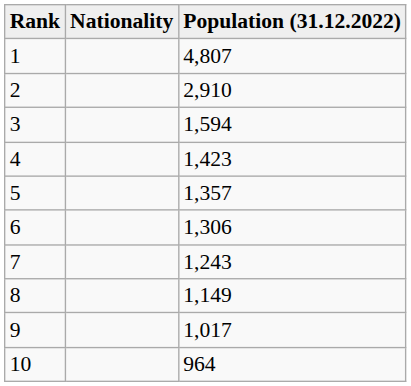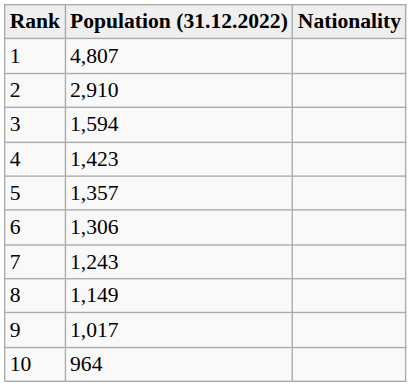columns swapped: (122, 21) <-> (292, 21)
